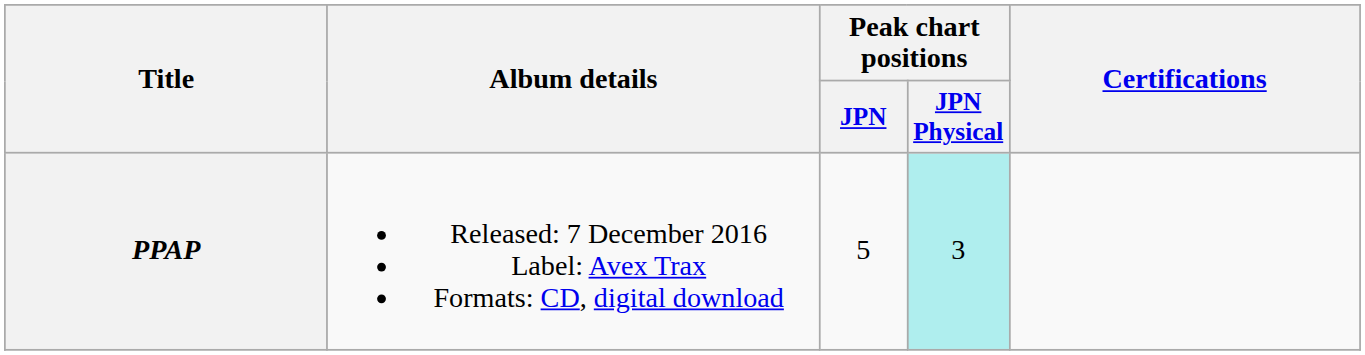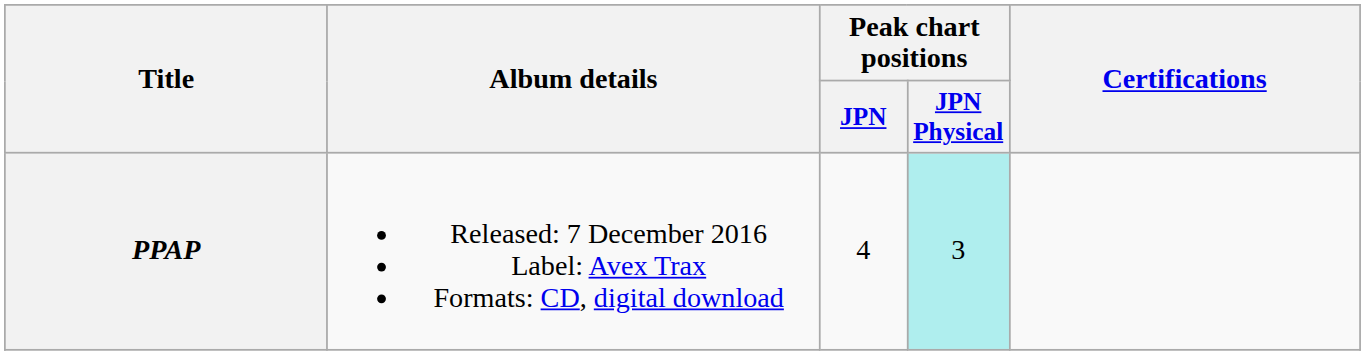(863, 250) 5 -> (863, 250) 4
